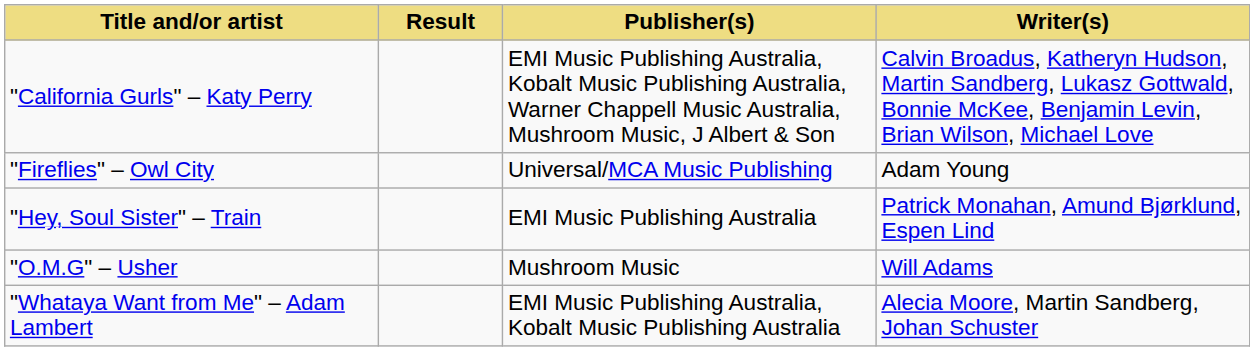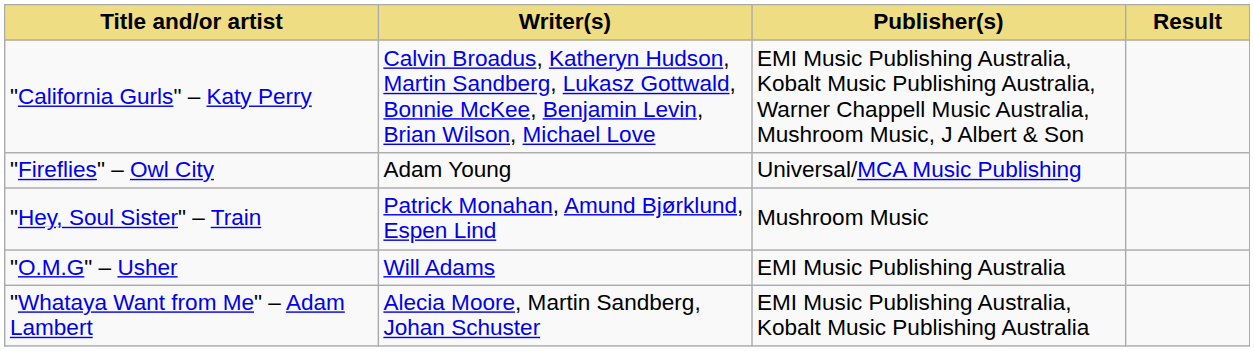columns swapped: (1063, 22) <-> (440, 22)
(662, 218) EMI Music Publishing Australia -> (843, 218) Mushroom Music
(594, 267) Mushroom Music -> (911, 267) EMI Music Publishing Australia
